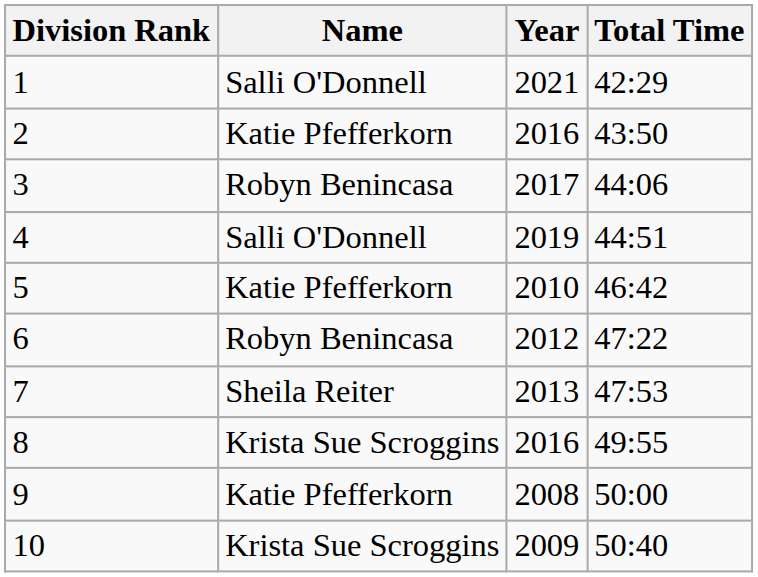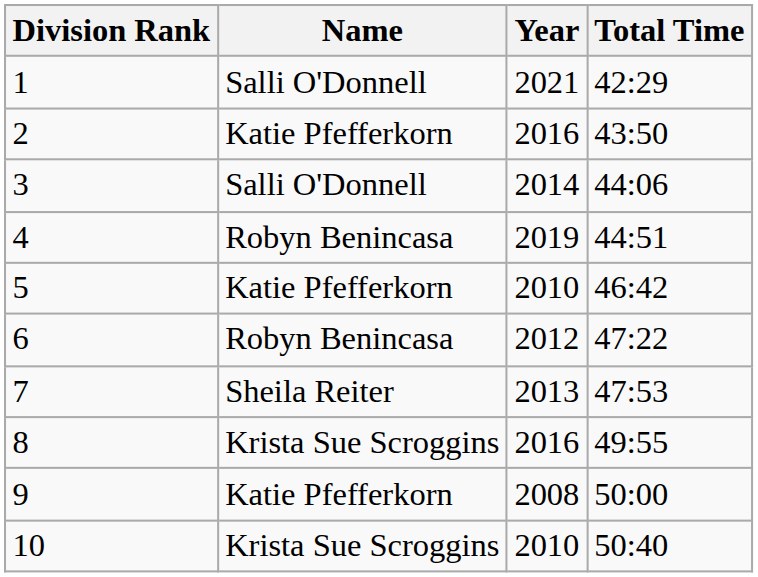(339, 184) Robyn Benincasa -> (326, 184) Salli O'Donnell
(547, 184) 2017 -> (547, 184) 2014
(326, 236) Salli O'Donnell -> (339, 236) Robyn Benincasa
(547, 545) 2009 -> (547, 545) 2010
